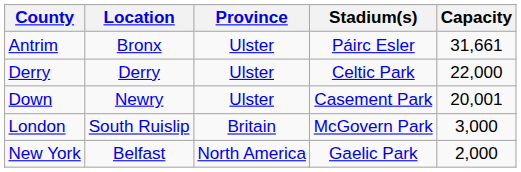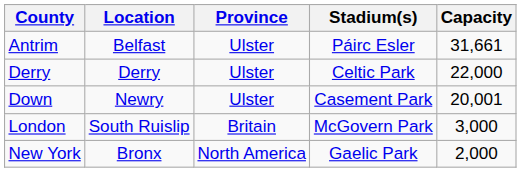(139, 45) Bronx -> (139, 45) Belfast
(139, 153) Belfast -> (139, 153) Bronx
